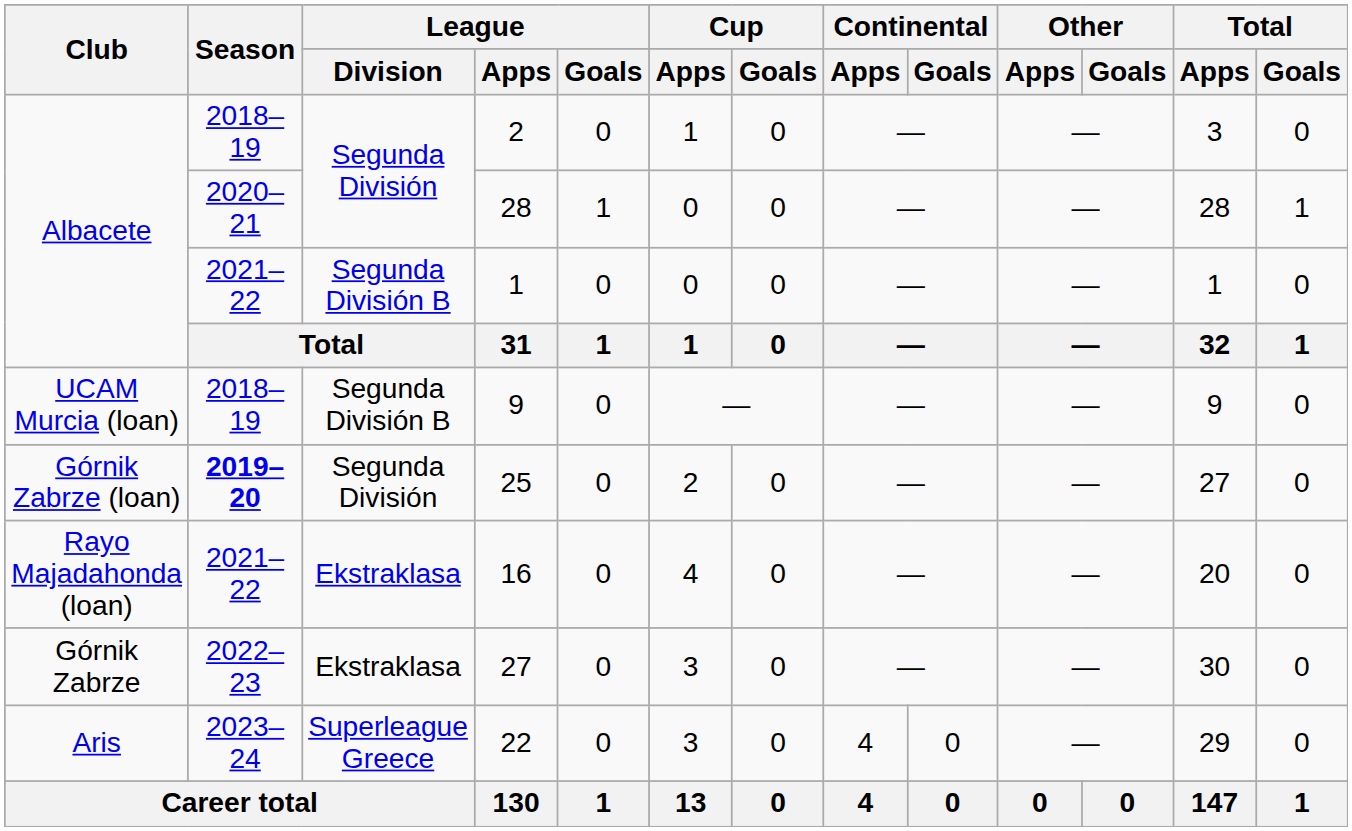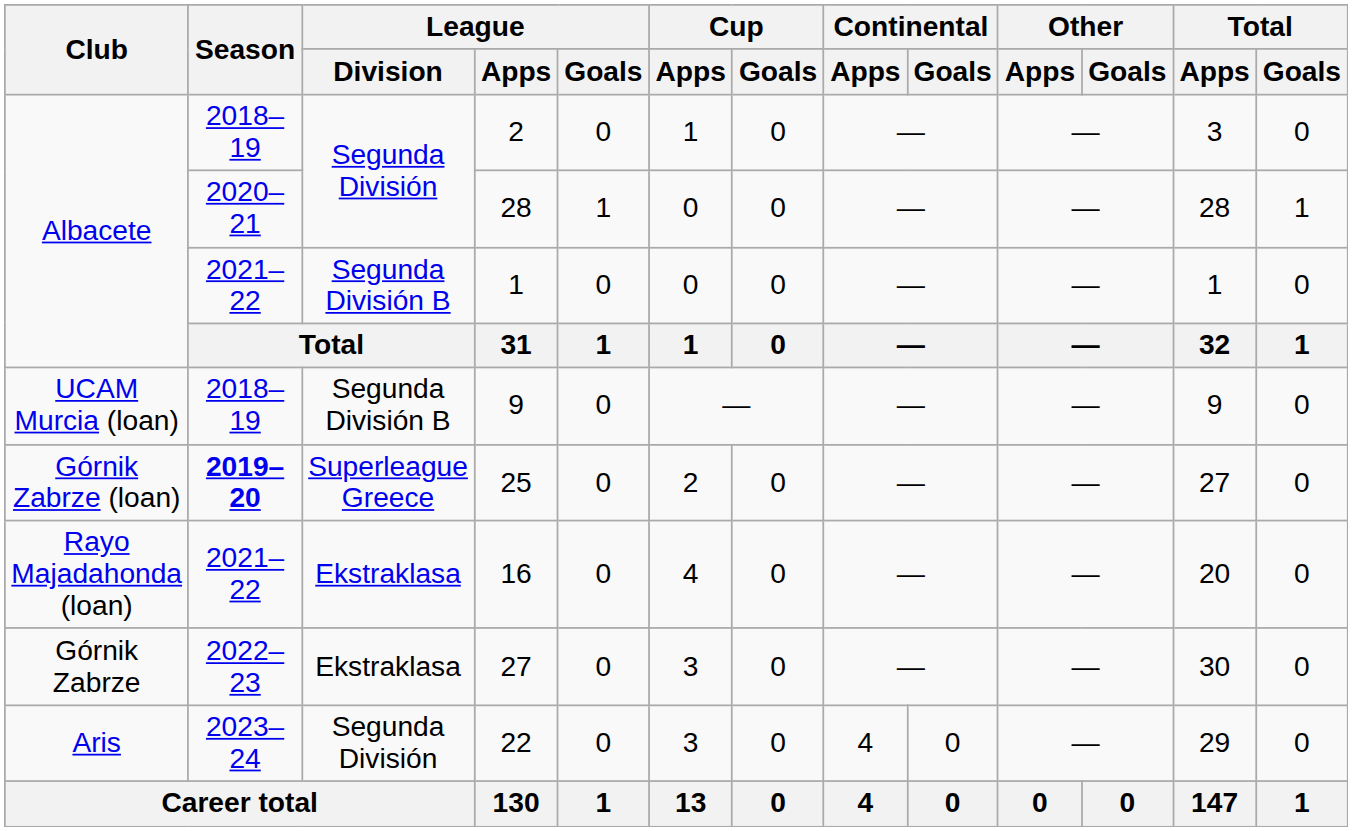(388, 482) Segunda División -> (388, 482) Superleague Greece
(388, 742) Superleague Greece -> (388, 742) Segunda División
